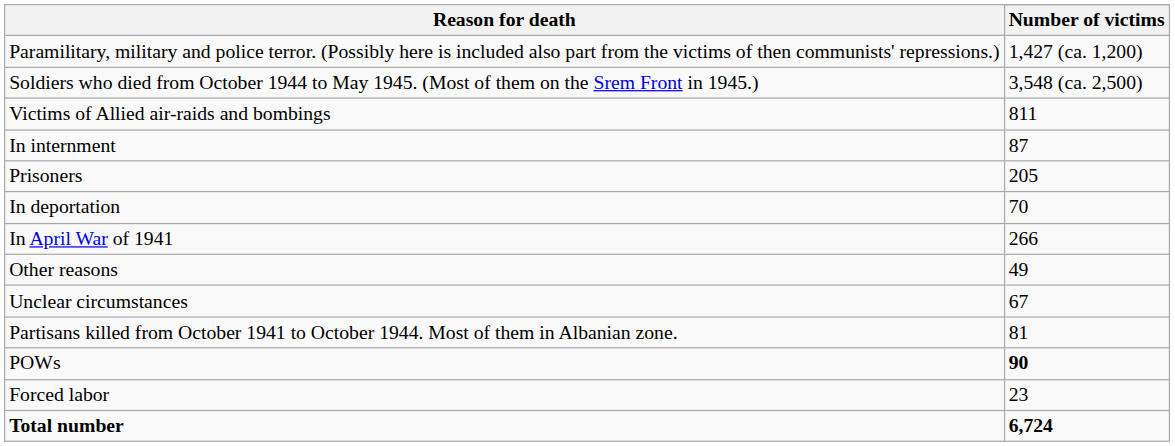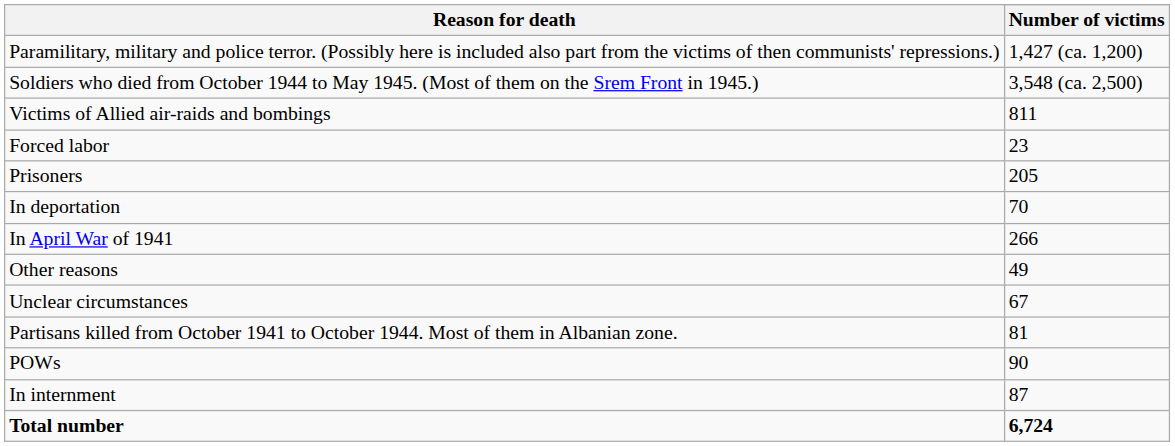rows swapped: (62, 144) <-> (59, 394)
(1019, 363) bold -> (1019, 363) normal
